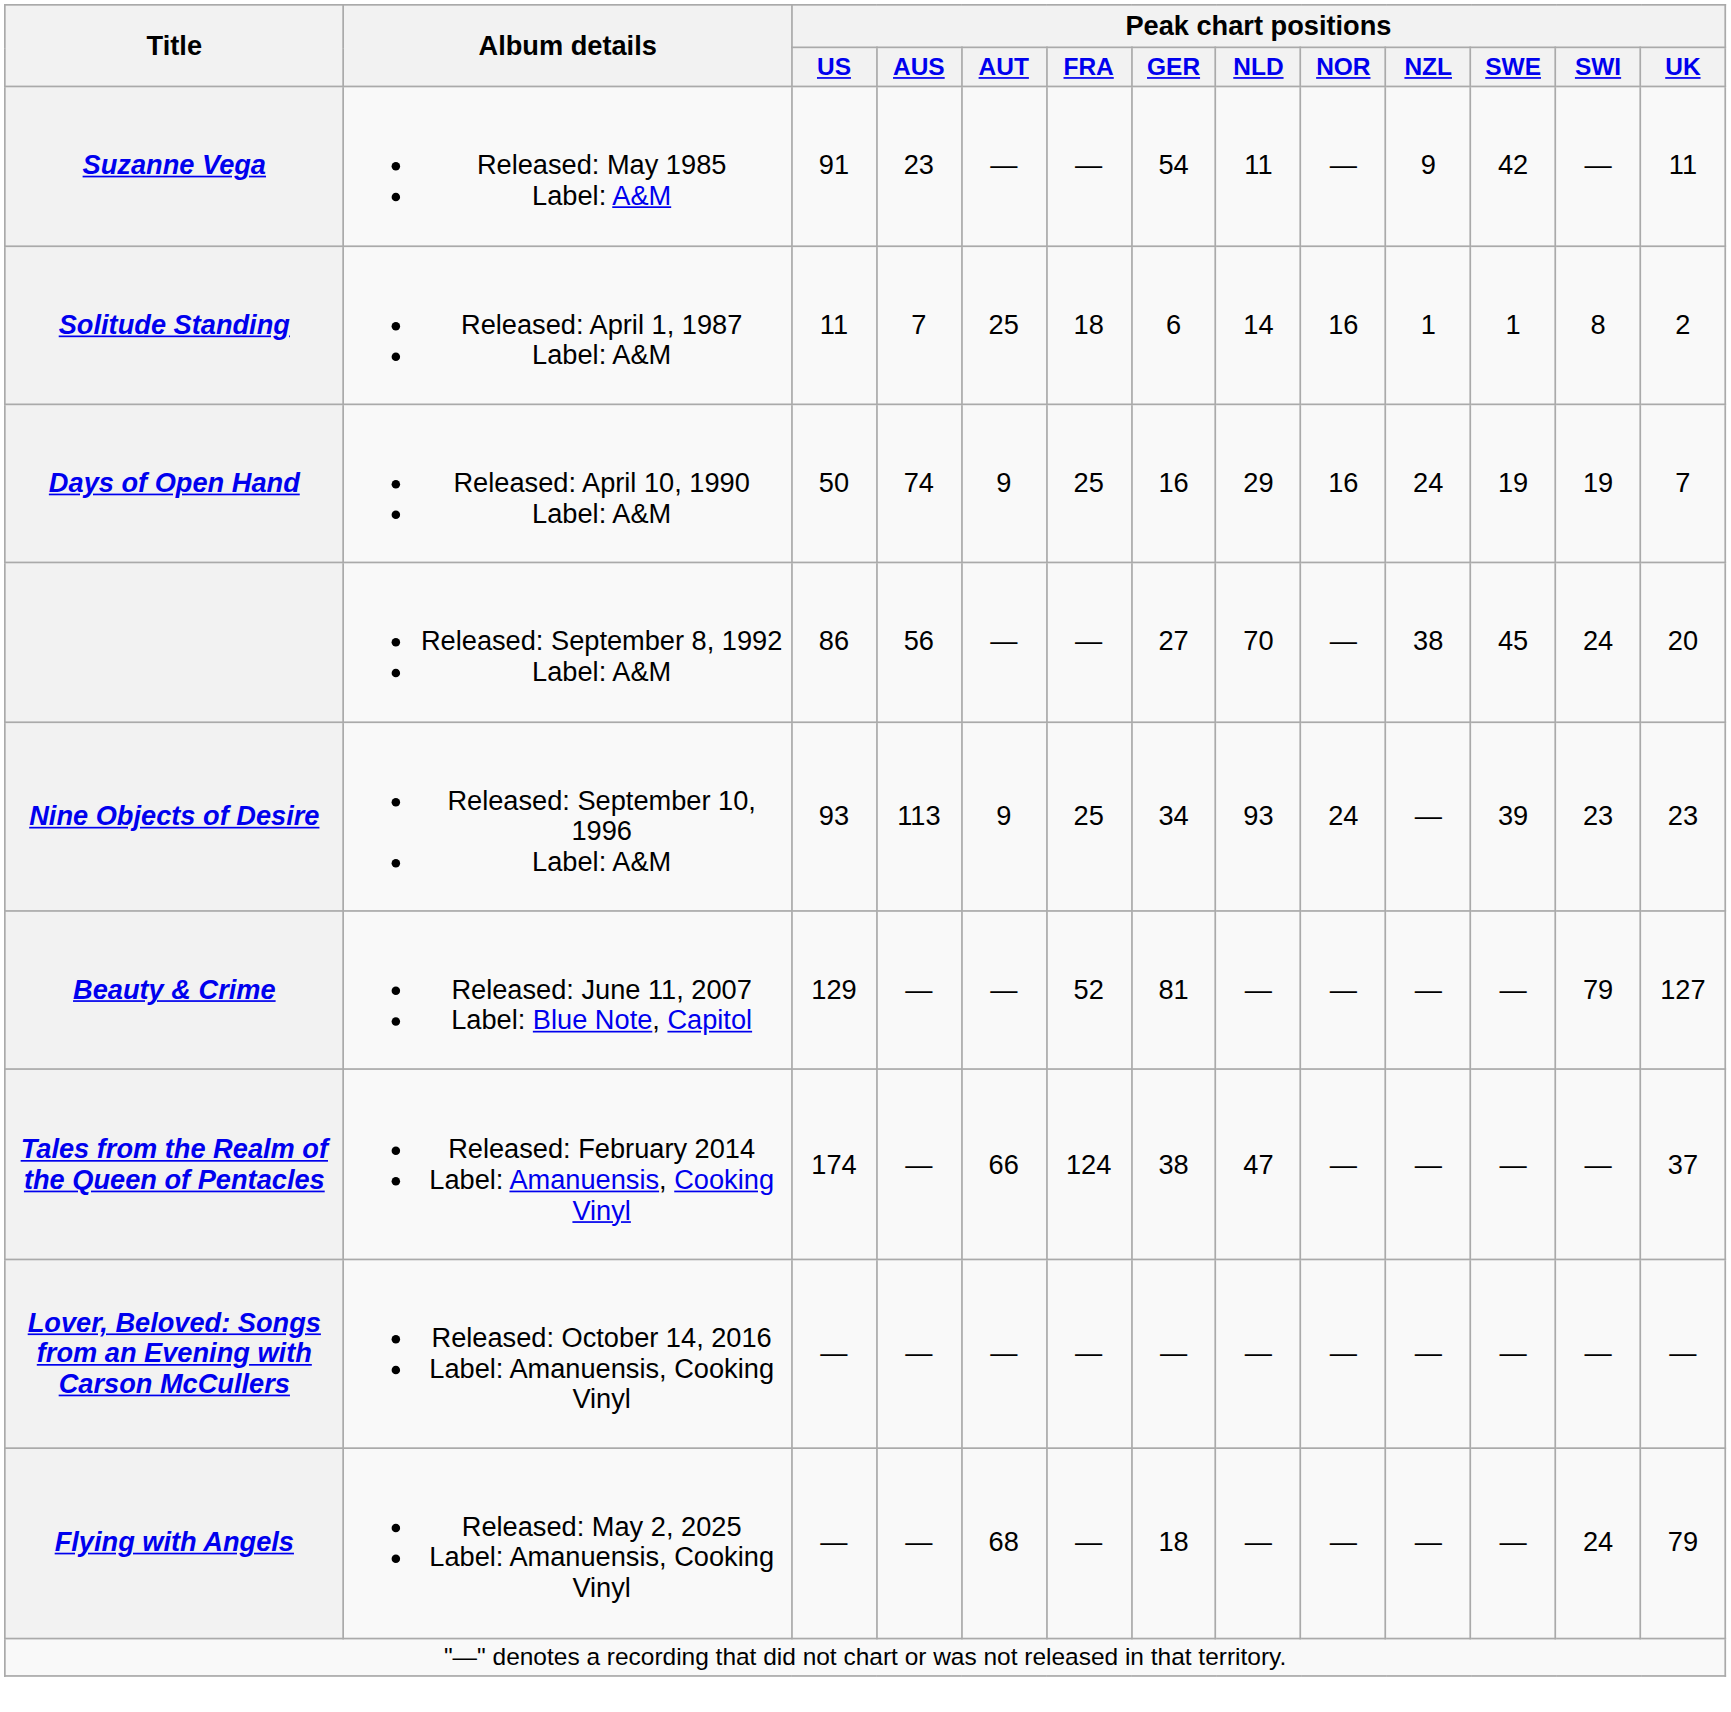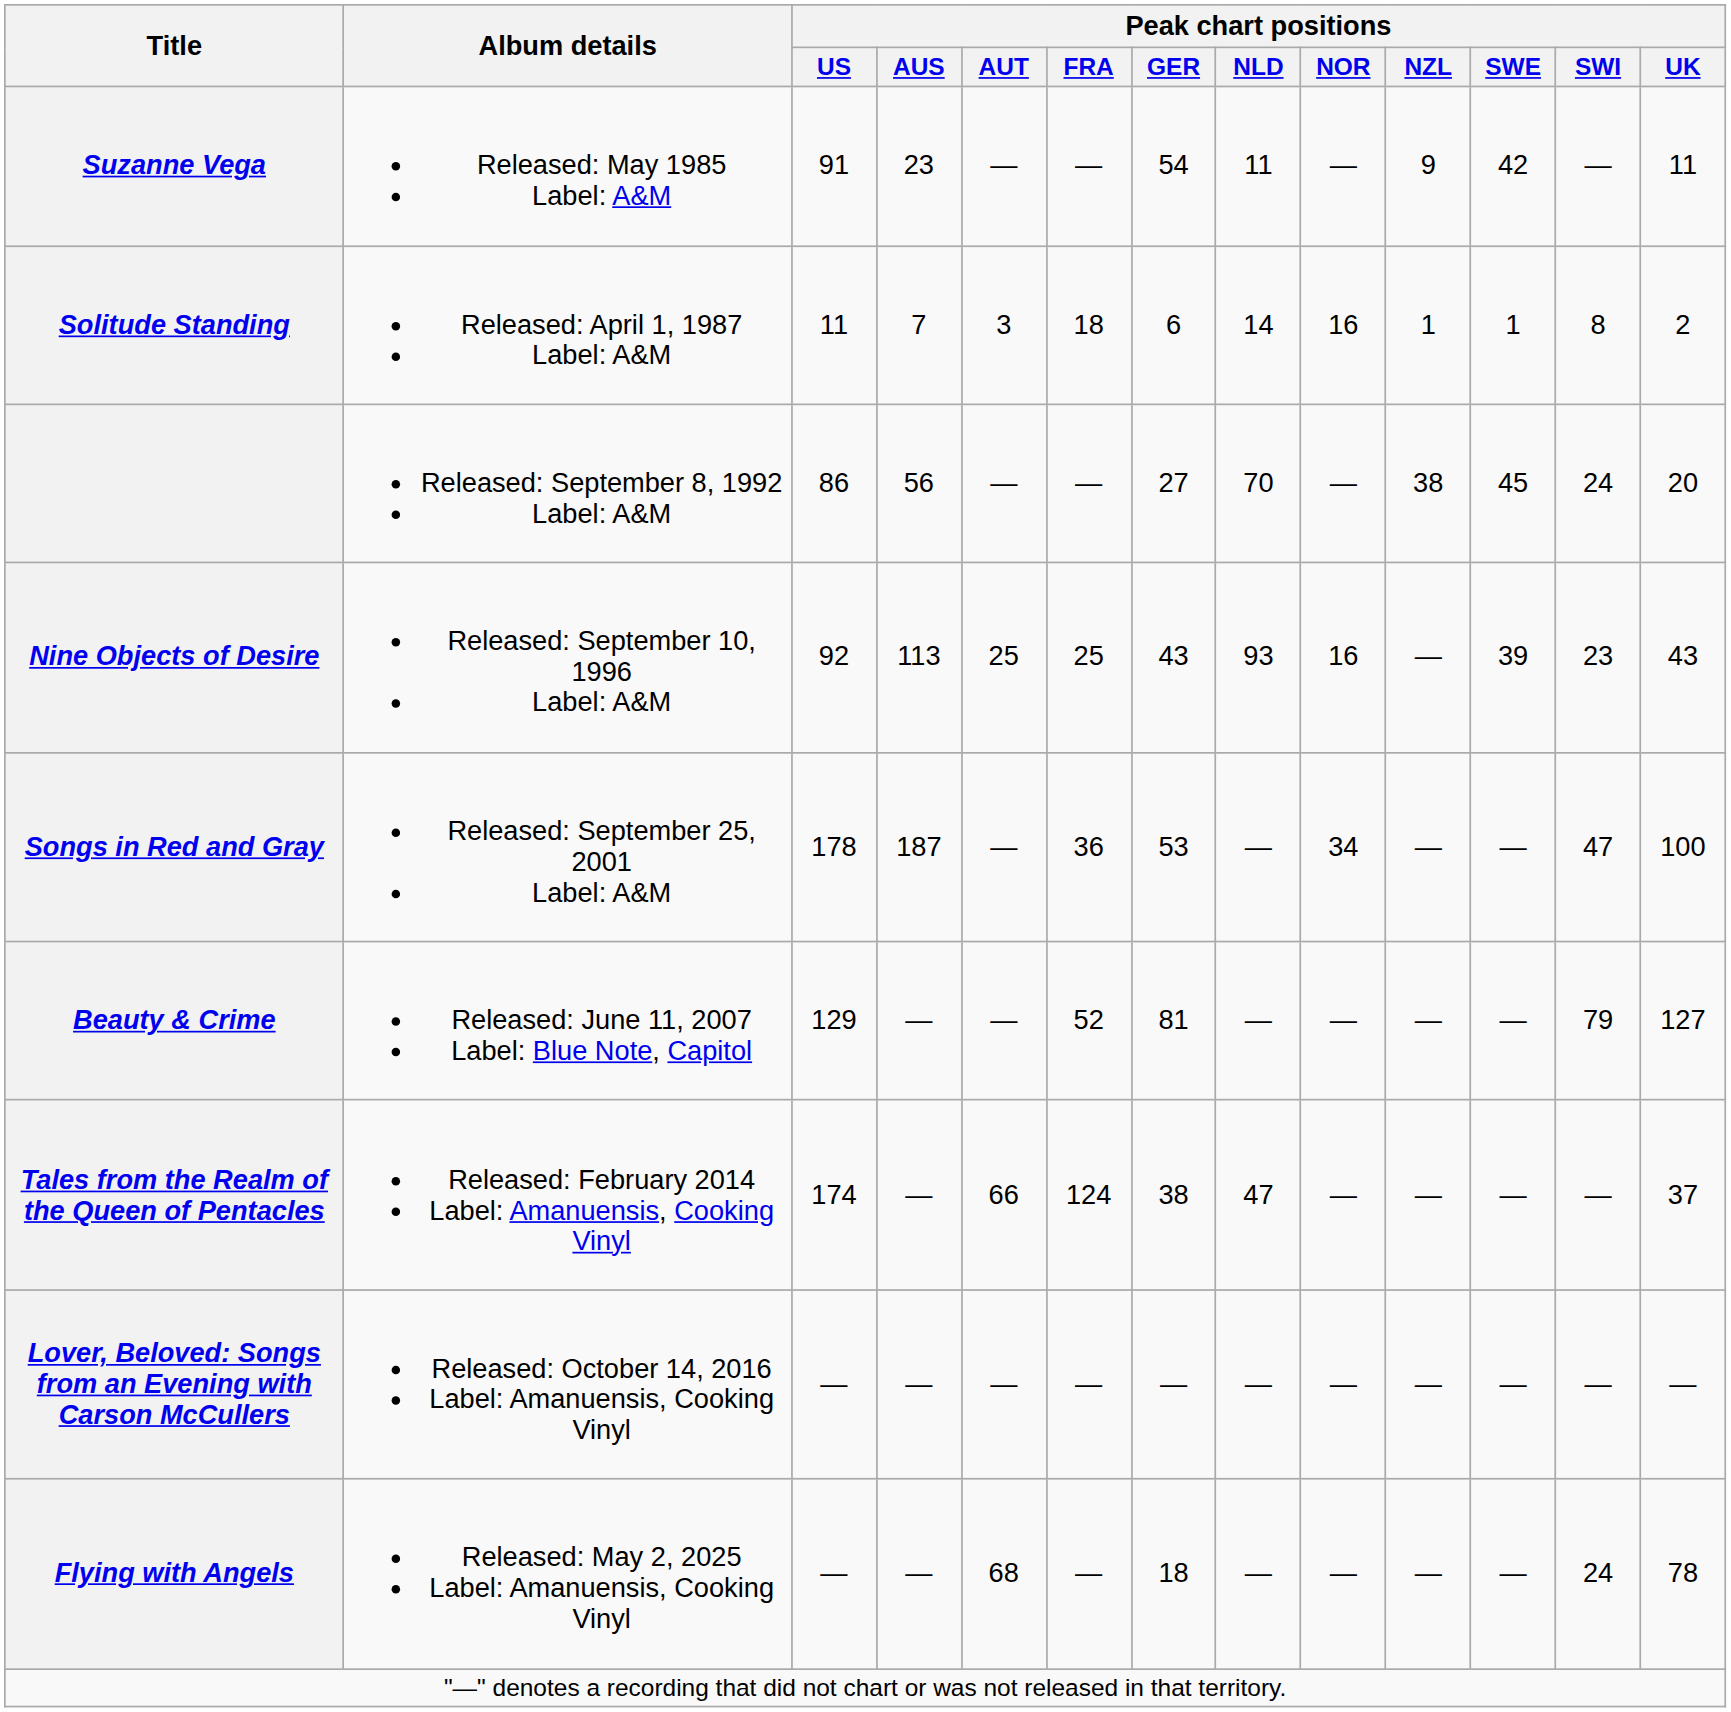(1004, 324) 25 -> (1004, 324) 3
- row: (174, 483)
(834, 815) 93 -> (834, 657) 92
(1004, 815) 9 -> (1004, 657) 25
(1174, 815) 34 -> (1174, 657) 43
(1343, 815) 24 -> (1343, 657) 16
(1683, 815) 23 -> (1683, 657) 43
+ row: (174, 846)
(1683, 1542) 79 -> (1683, 1573) 78
